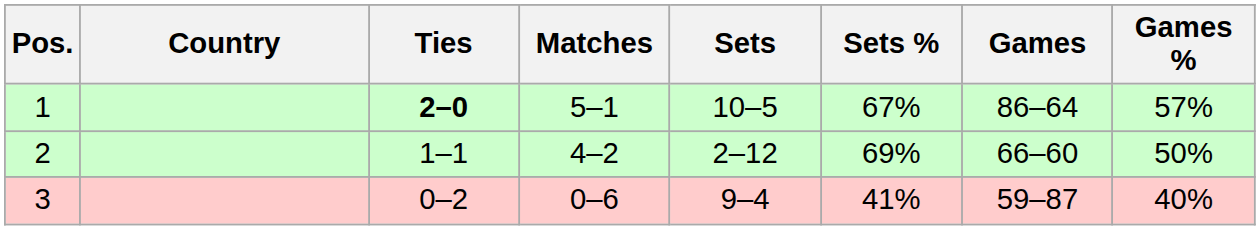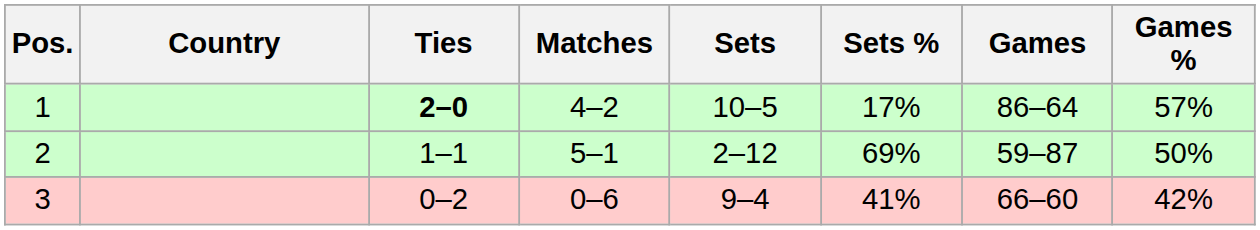(594, 107) 5–1 -> (594, 107) 4–2
(891, 107) 67% -> (891, 107) 17%
(594, 153) 4–2 -> (594, 153) 5–1
(1037, 153) 66–60 -> (1037, 153) 59–87
(1037, 199) 59–87 -> (1037, 199) 66–60
(1184, 199) 40% -> (1184, 199) 42%
